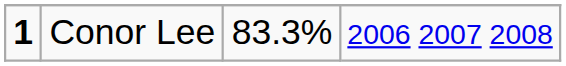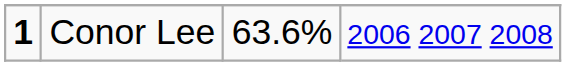(282, 32) 83.3% -> (282, 32) 63.6%
